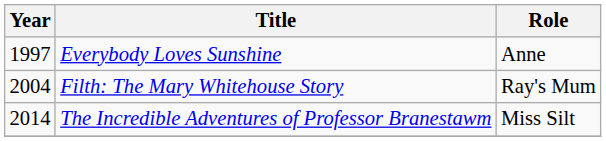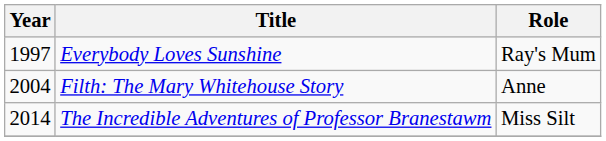(523, 53) Anne -> (548, 53) Ray's Mum
(548, 86) Ray's Mum -> (523, 86) Anne
